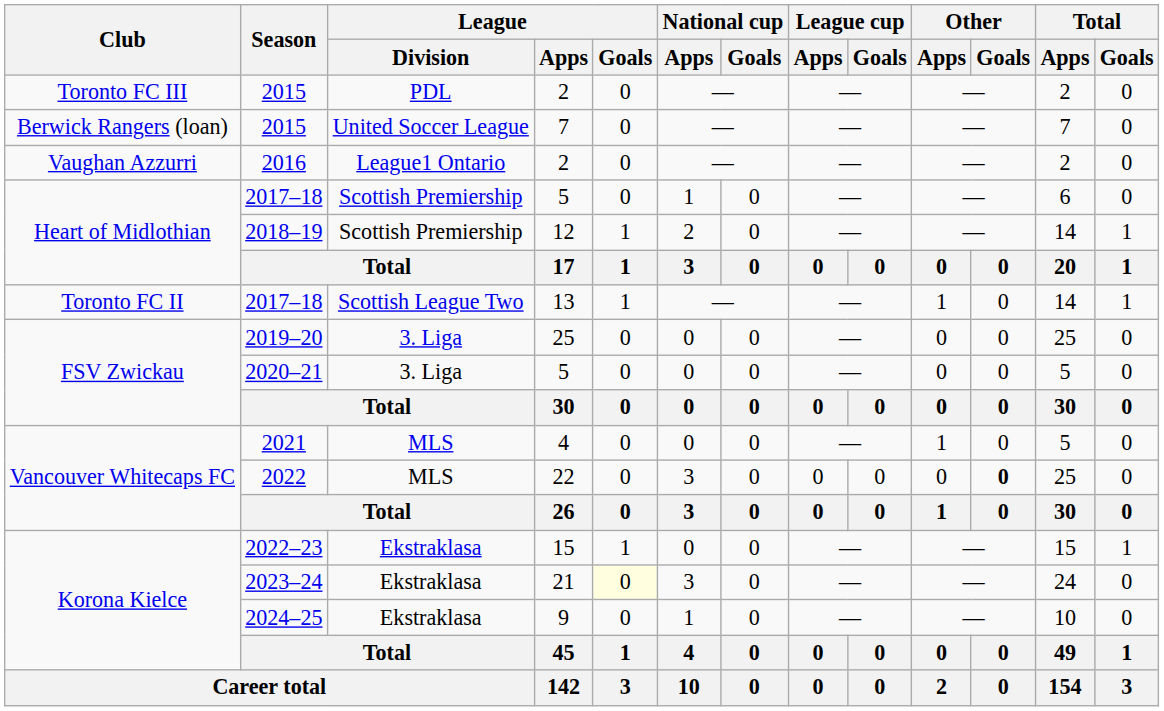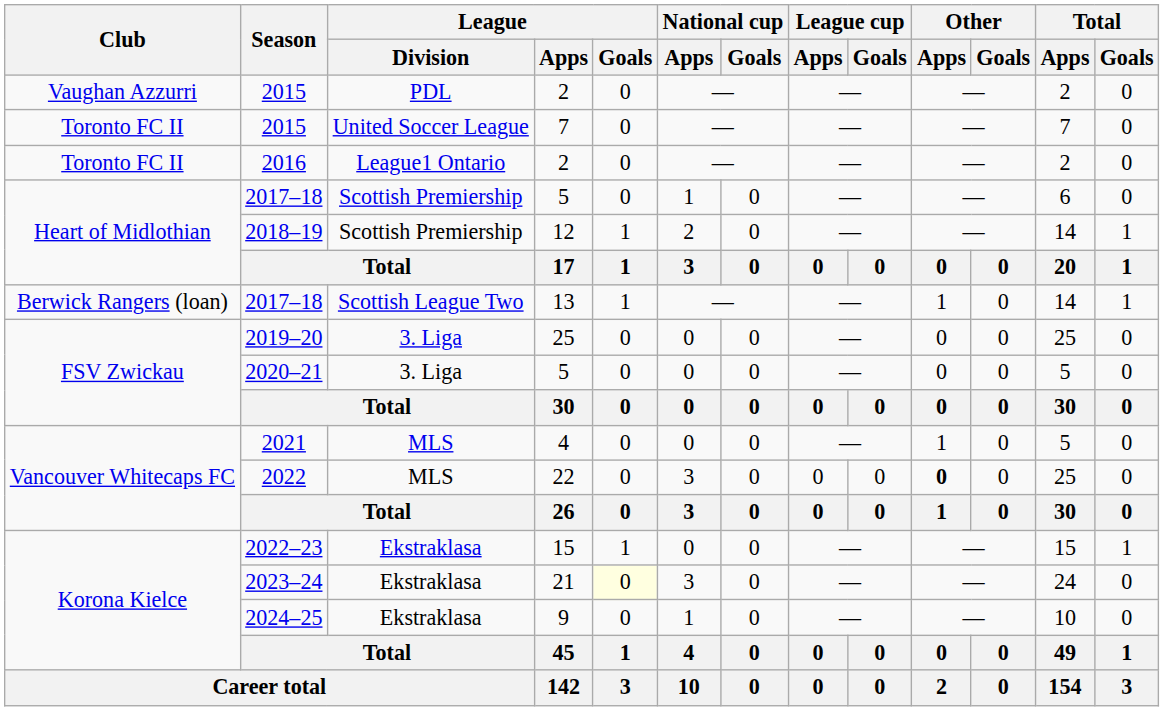(122, 92) Toronto FC III -> (122, 92) Vaughan Azzurri
(122, 127) Berwick Rangers (loan) -> (122, 127) Toronto FC II
(122, 162) Vaughan Azzurri -> (122, 162) Toronto FC II
(122, 302) Toronto FC II -> (122, 302) Berwick Rangers (loan)
(941, 477) normal -> (941, 477) bold
(1003, 477) bold -> (1003, 477) normal
